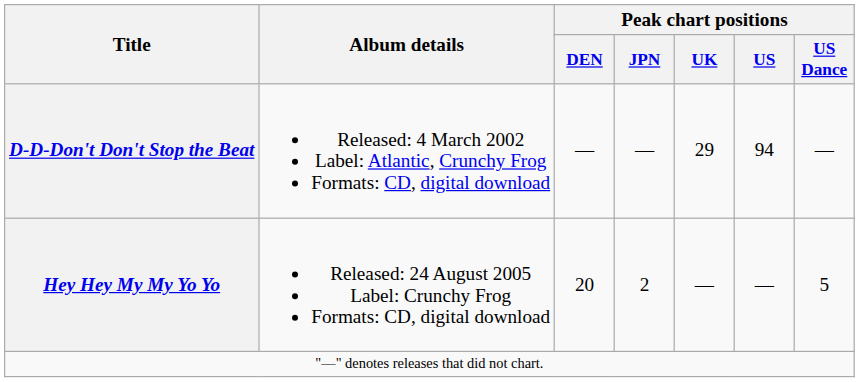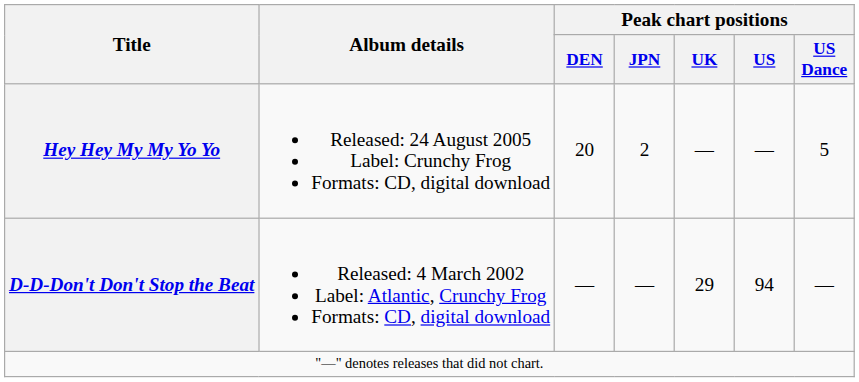rows swapped: (132, 150) <-> (132, 284)
